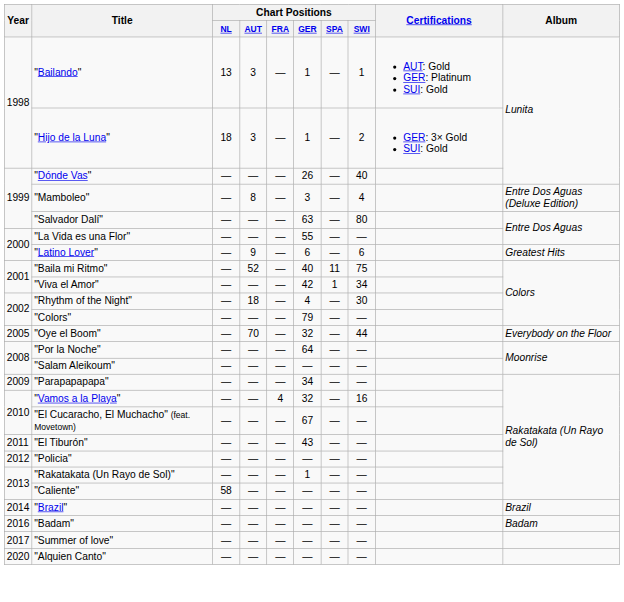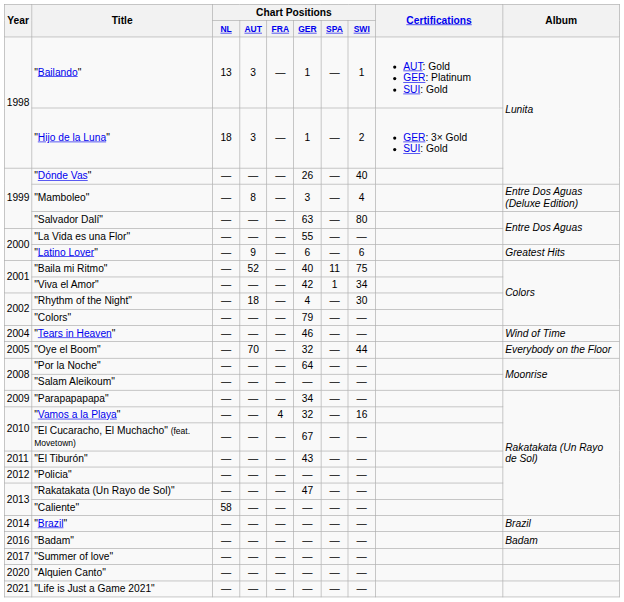+ row: (75, 333)
(307, 475) 1 -> (307, 491) 47
+ row: (94, 588)
